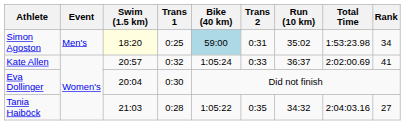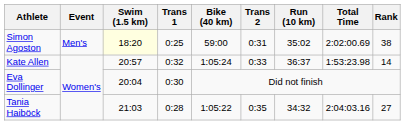(216, 42) lightblue background -> (216, 42) no background
(348, 42) 1:53:23.98 -> (348, 42) 2:02:00.69
(386, 42) 34 -> (386, 42) 38
(348, 62) 2:02:00.69 -> (348, 62) 1:53:23.98
(386, 62) 41 -> (386, 62) 14
